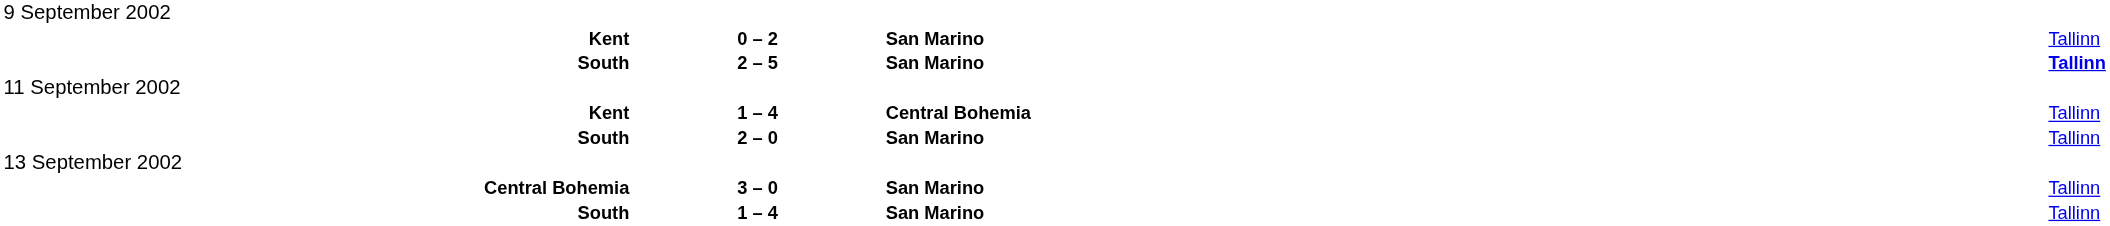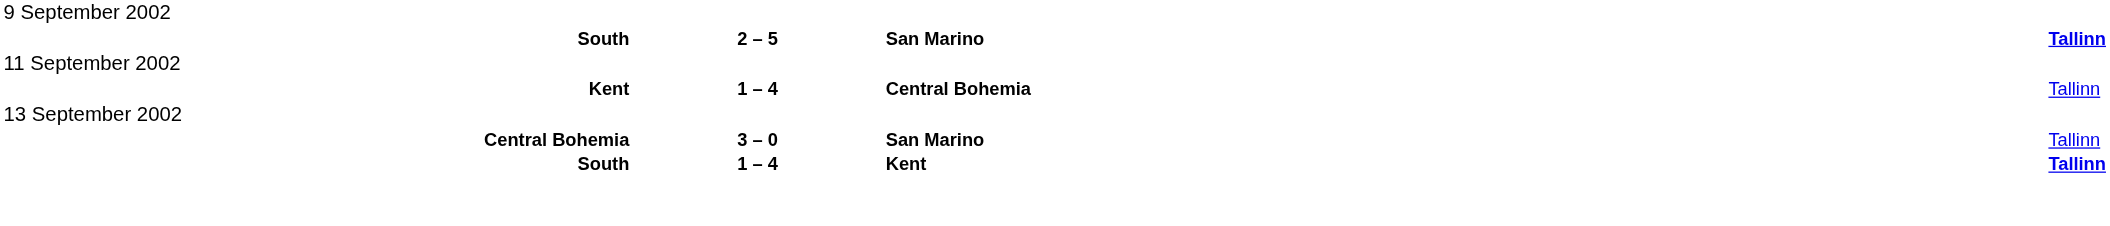- row: (609, 38)
- row: (603, 137)
(935, 212) San Marino -> (906, 164) Kent
(2074, 212) normal -> (2077, 164) bold
